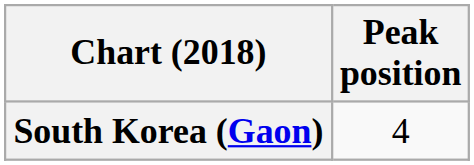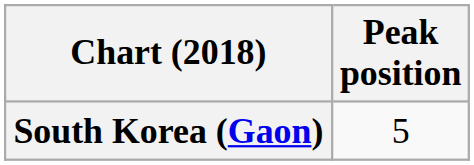(401, 130) 4 -> (401, 130) 5
